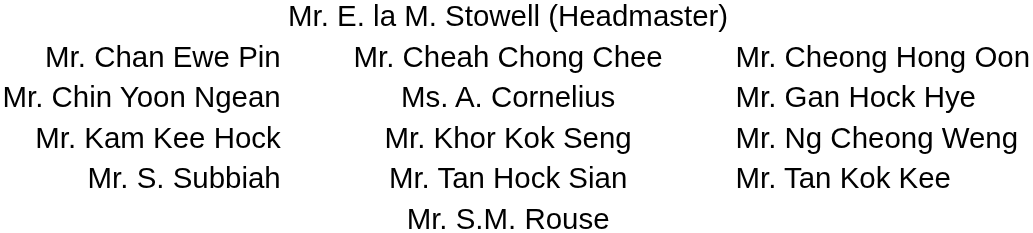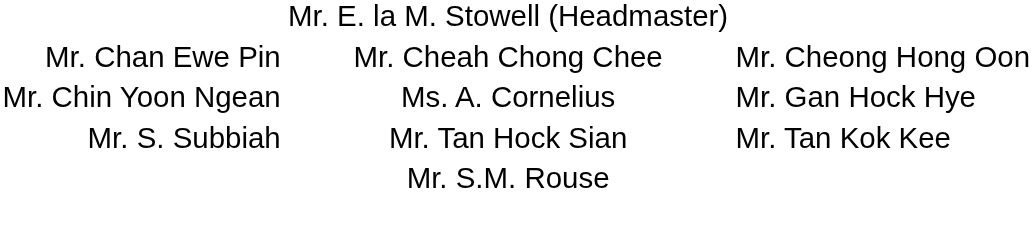- row: (158, 138)
